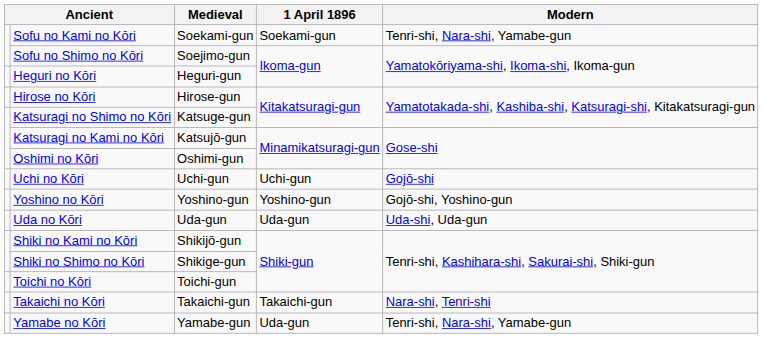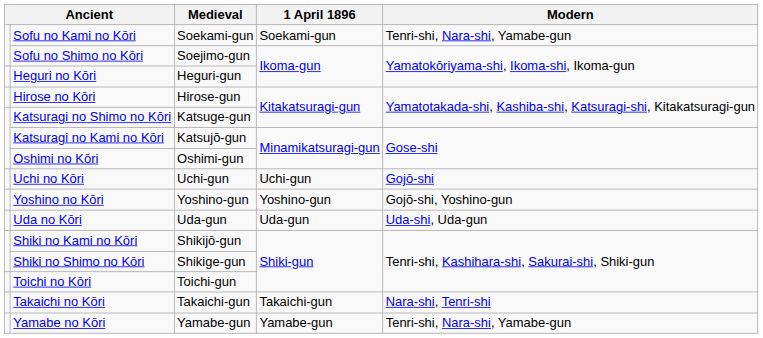(284, 323) Uda-gun -> (296, 323) Yamabe-gun
